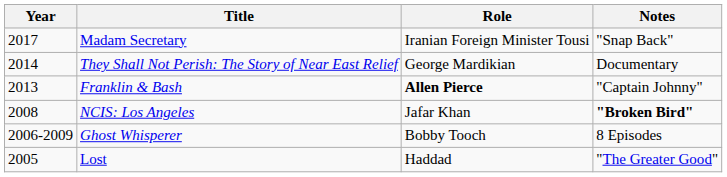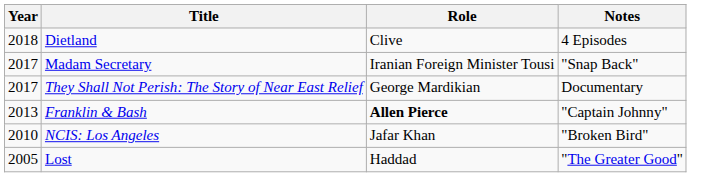+ row: (71, 40)
(23, 64) 2014 -> (23, 87) 2017
(23, 111) 2008 -> (23, 135) 2010
(645, 111) bold -> (605, 135) normal
- row: (131, 135)
